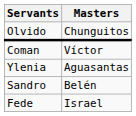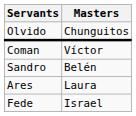- row: (26, 68)
+ row: (20, 85)
